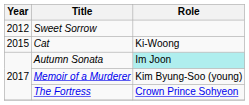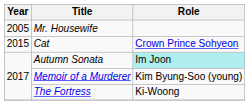+ row: (66, 28)
- row: (65, 28)
(157, 44) Ki-Woong -> (187, 44) Crown Prince Sohyeon
(187, 92) Crown Prince Sohyeon -> (157, 92) Ki-Woong
